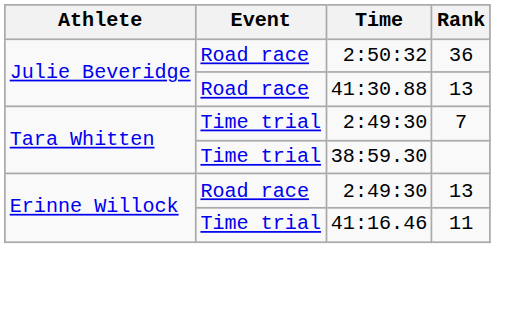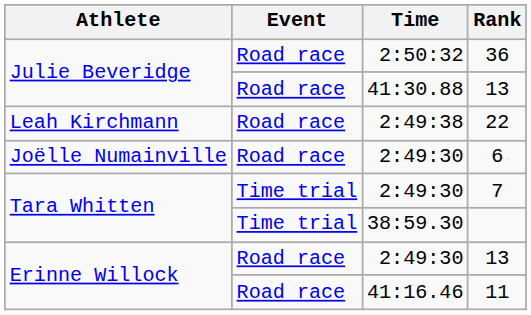+ row: (421, 123)
+ row: (421, 157)
(261, 224) Time trial -> (291, 292) Road race
